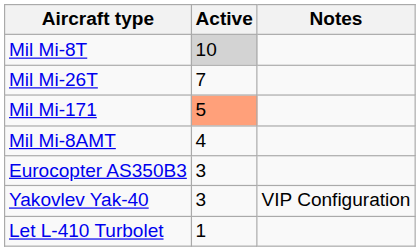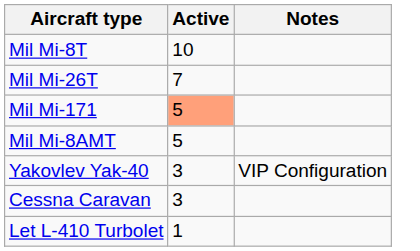(206, 49) lightgrey background -> (183, 49) no background
(201, 140) 4 -> (178, 140) 5
- row: (98, 170)
+ row: (80, 200)
